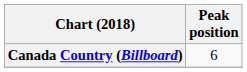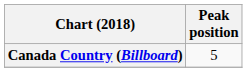(214, 55) 6 -> (214, 55) 5
